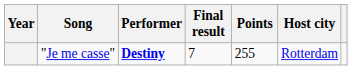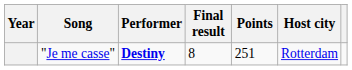(192, 54) 7 -> (192, 54) 8
(245, 54) 255 -> (245, 54) 251
